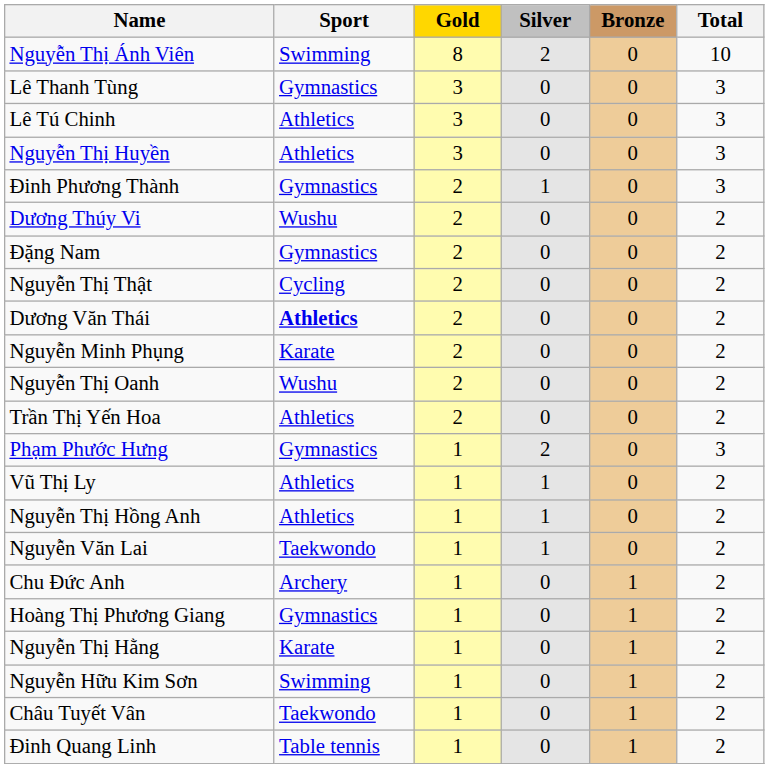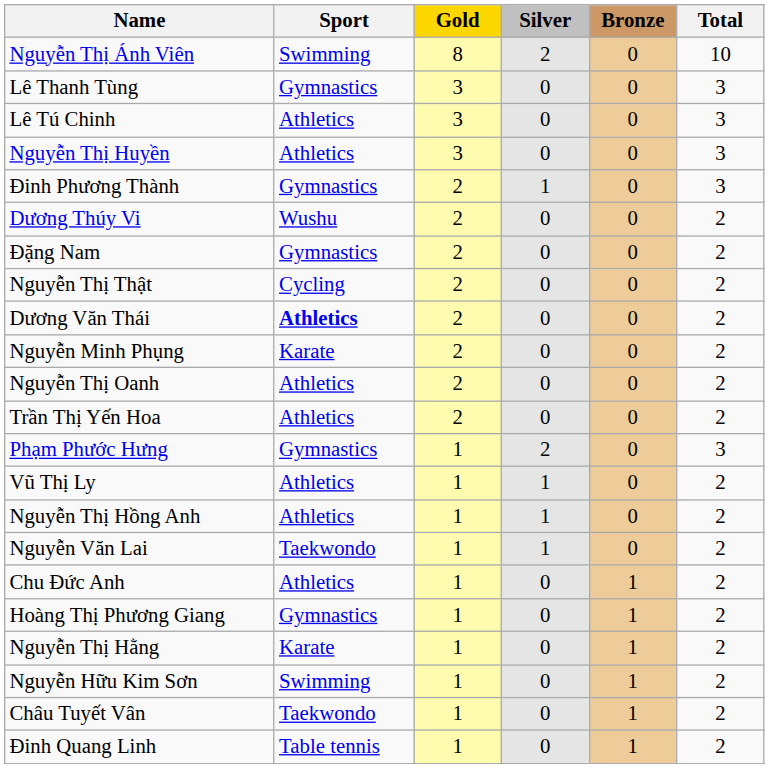(308, 383) Wushu -> (317, 383) Athletics
(313, 581) Archery -> (317, 581) Athletics
